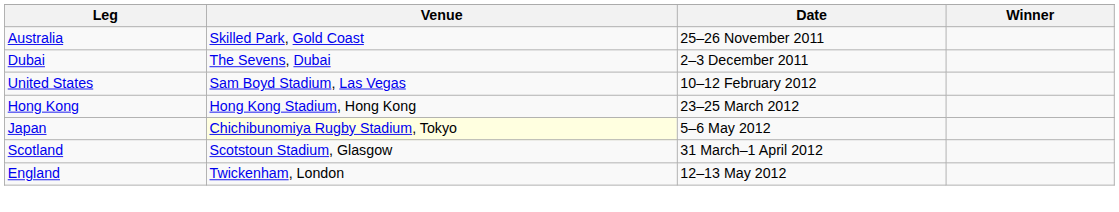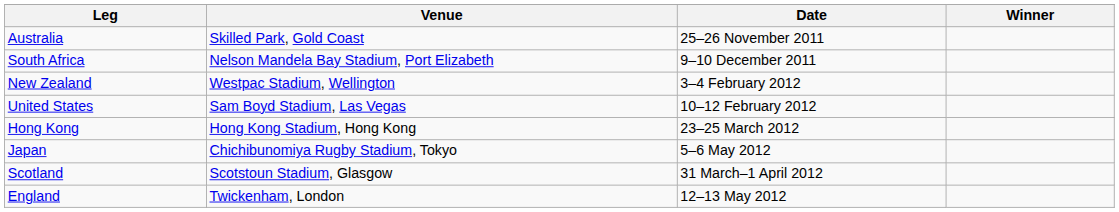- row: (26, 60)
+ row: (46, 60)
+ row: (50, 83)
(333, 128) lightyellow background -> (333, 151) no background
